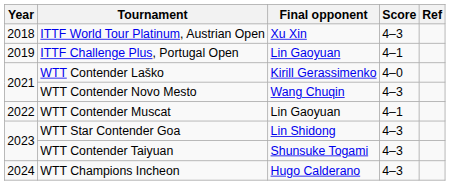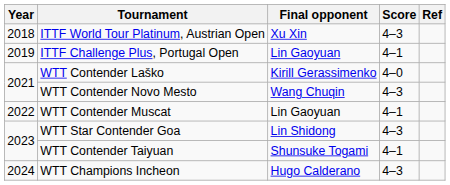(393, 151) 4–3 -> (393, 151) 4–1
